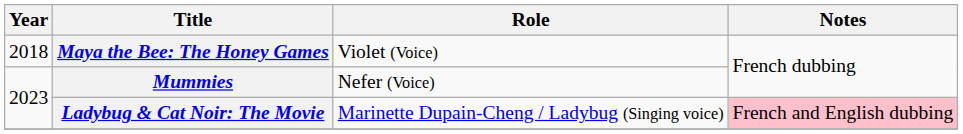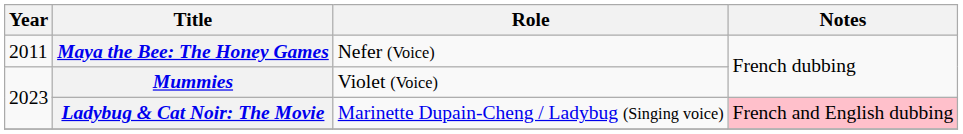(29, 50) 2018 -> (28, 50) 2011
(388, 50) Violet (Voice) -> (386, 50) Nefer (Voice)
(386, 81) Nefer (Voice) -> (388, 81) Violet (Voice)
